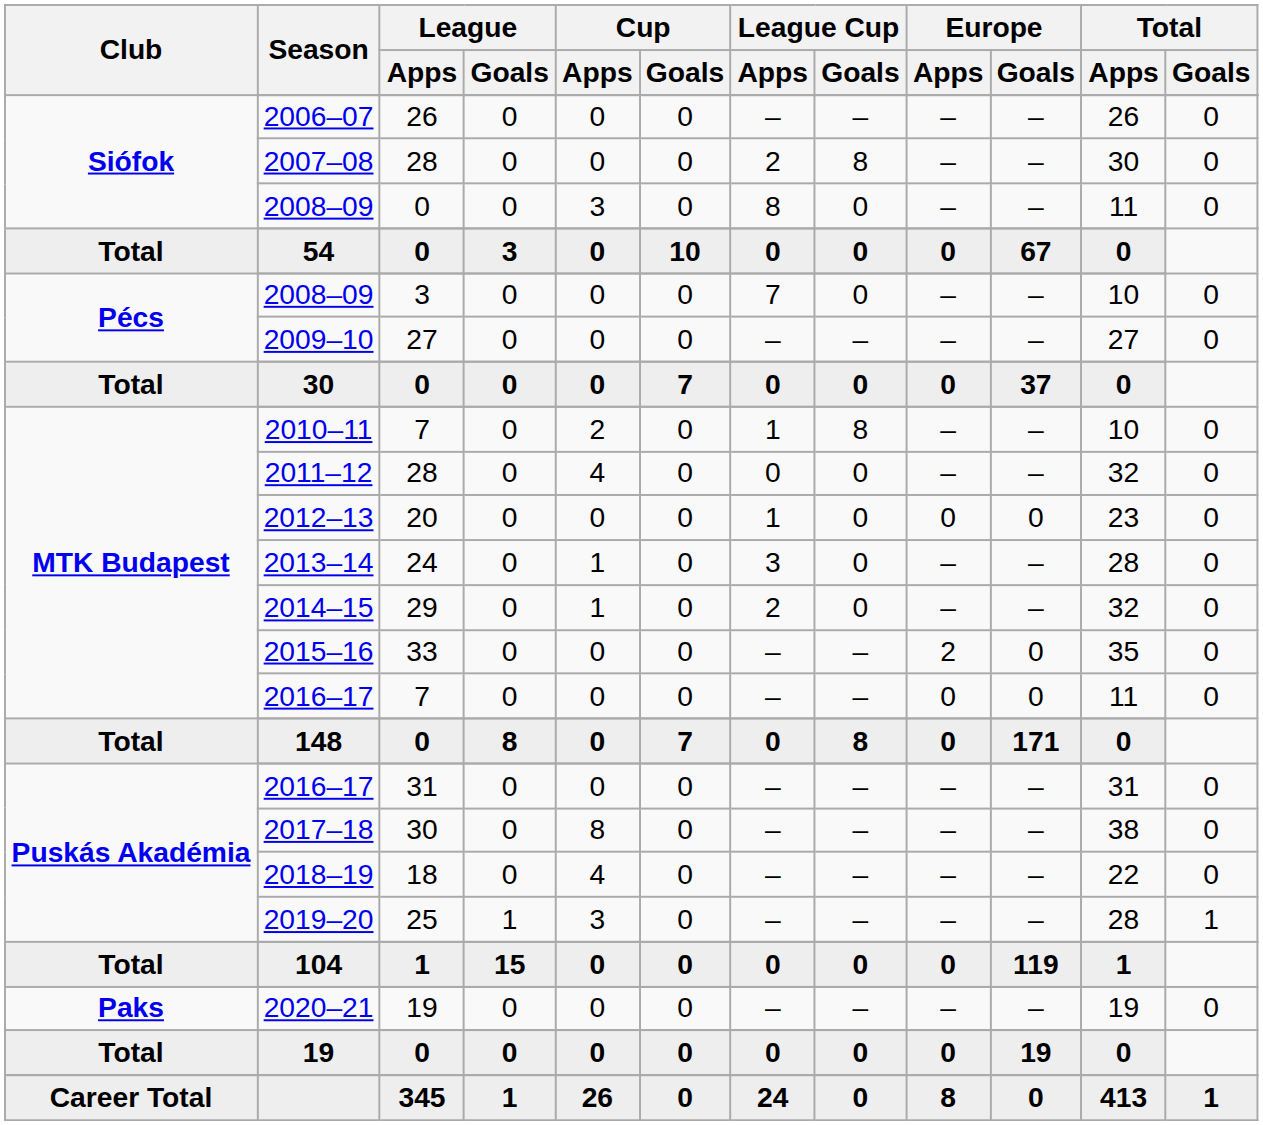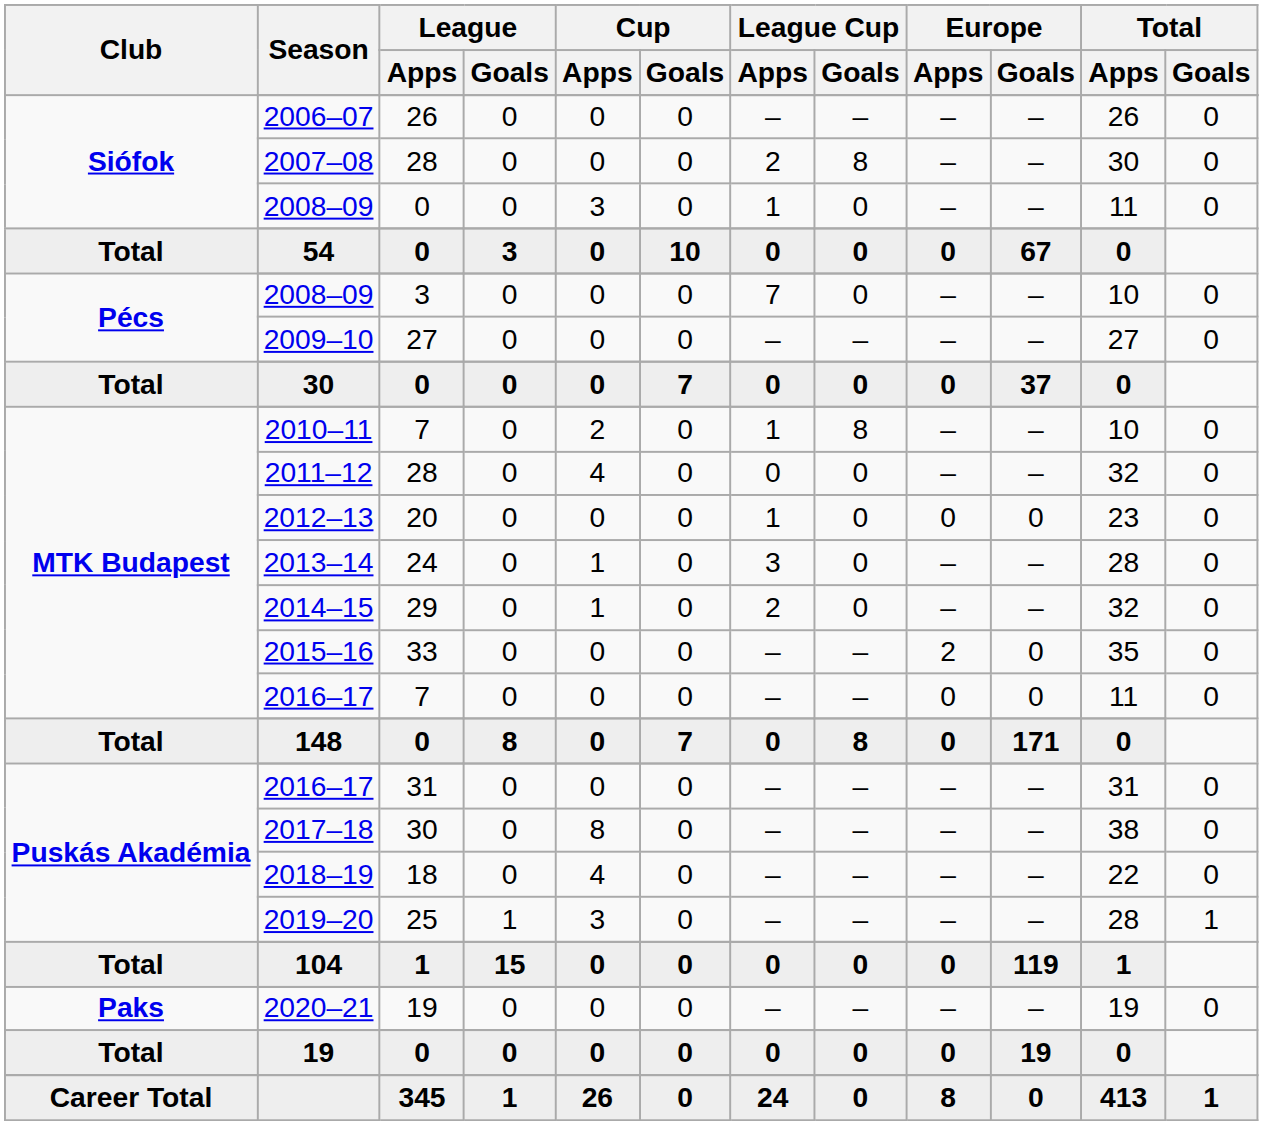(773, 206) 8 -> (773, 206) 1
